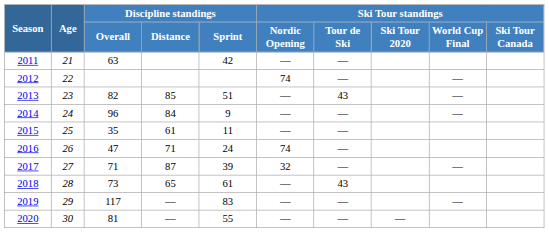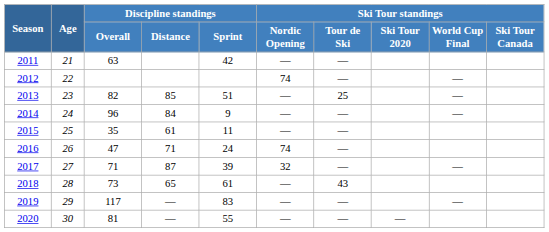(343, 96) 43 -> (343, 96) 25
